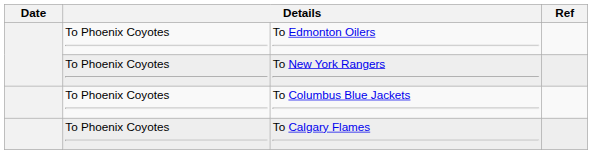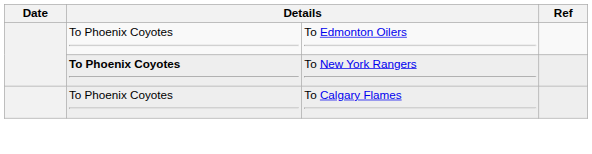(166, 67) normal -> (184, 67) bold
- row: (406, 99)
